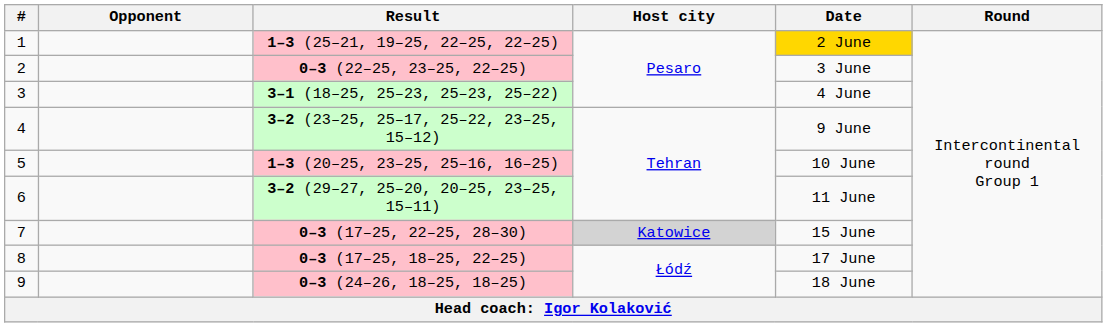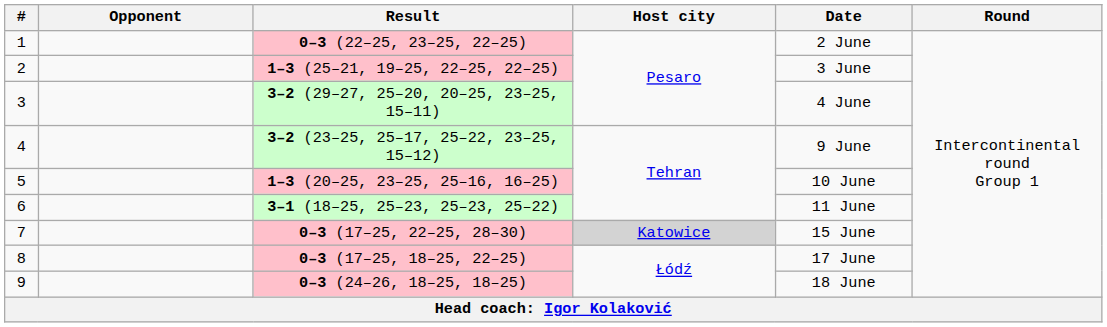(413, 43) 1–3 (25–21, 19–25, 22–25, 22–25) -> (413, 43) 0–3 (22–25, 23–25, 22–25)
(844, 43) gold background -> (844, 43) no background
(413, 68) 0–3 (22–25, 23–25, 22–25) -> (413, 68) 1–3 (25–21, 19–25, 22–25, 22–25)
(413, 94) 3–1 (18–25, 25–23, 25–23, 25–22) -> (413, 103) 3–2 (29–27, 25–20, 20–25, 23–25, 15–11)
(413, 198) 3–2 (29–27, 25–20, 20–25, 23–25, 15–11) -> (413, 207) 3–1 (18–25, 25–23, 25–23, 25–22)
